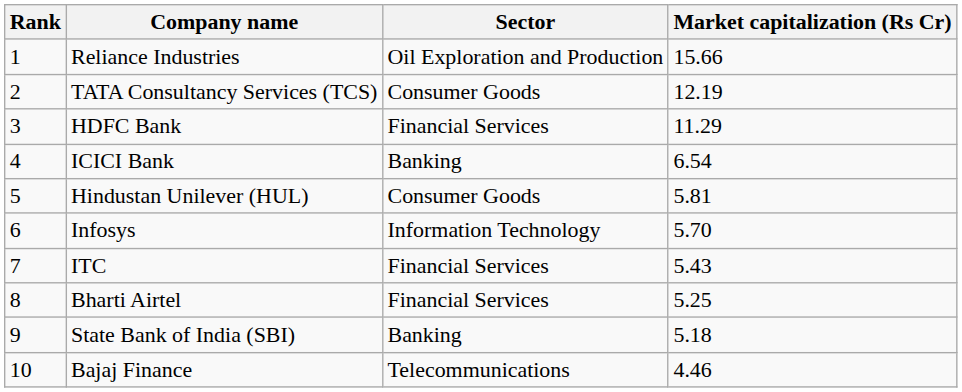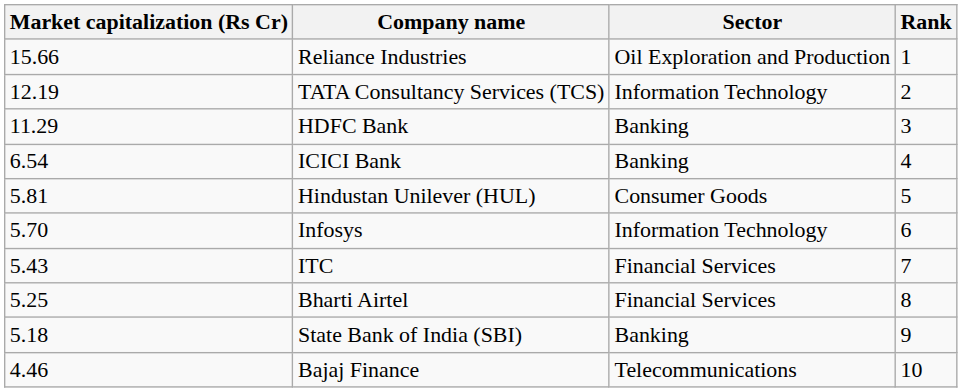columns swapped: (35, 21) <-> (813, 21)
(464, 91) Consumer Goods -> (721, 91) Information Technology
(468, 126) Financial Services -> (652, 126) Banking
